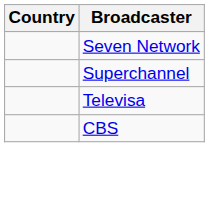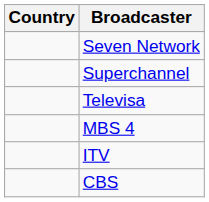+ row: (109, 127)
+ row: (96, 155)
